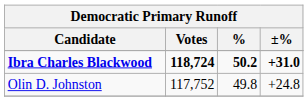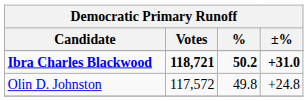(192, 62) 118,724 -> (192, 62) 118,721
(192, 85) 117,752 -> (192, 85) 117,572
